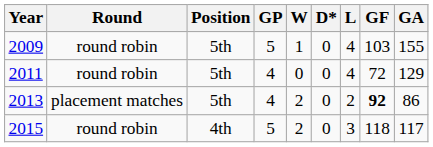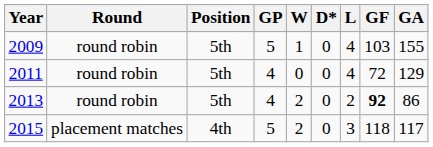(117, 100) placement matches -> (117, 100) round robin
(117, 127) round robin -> (117, 127) placement matches
